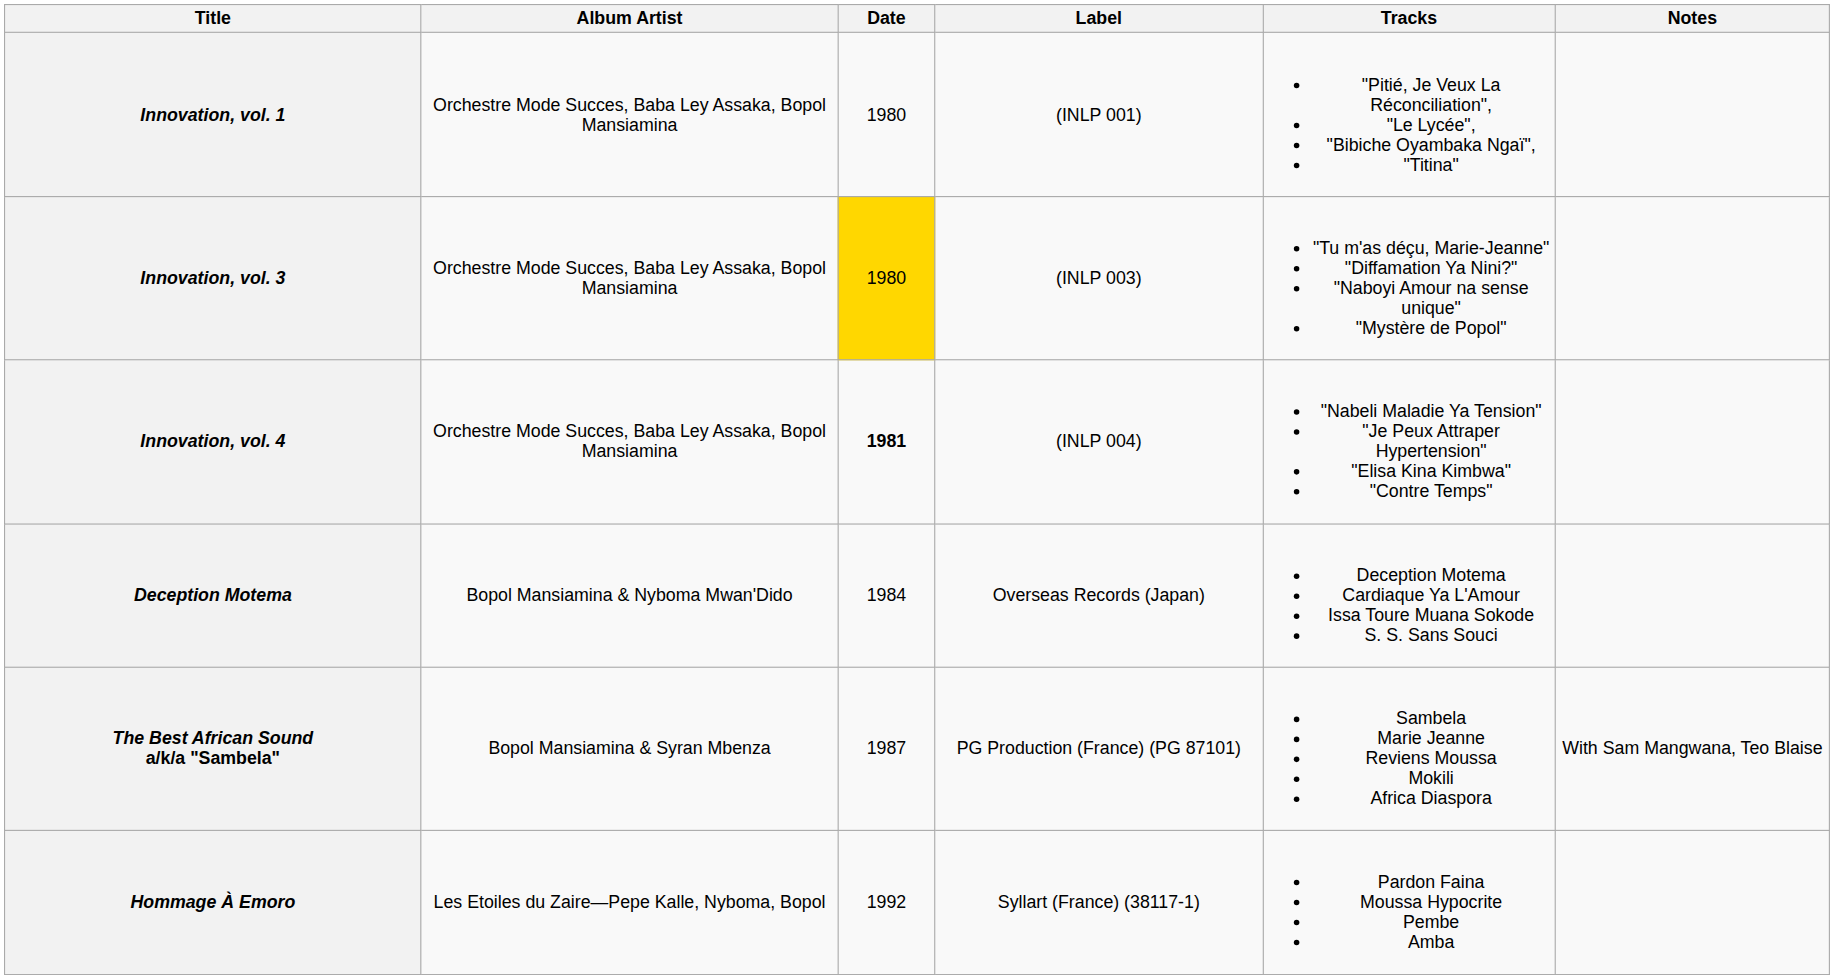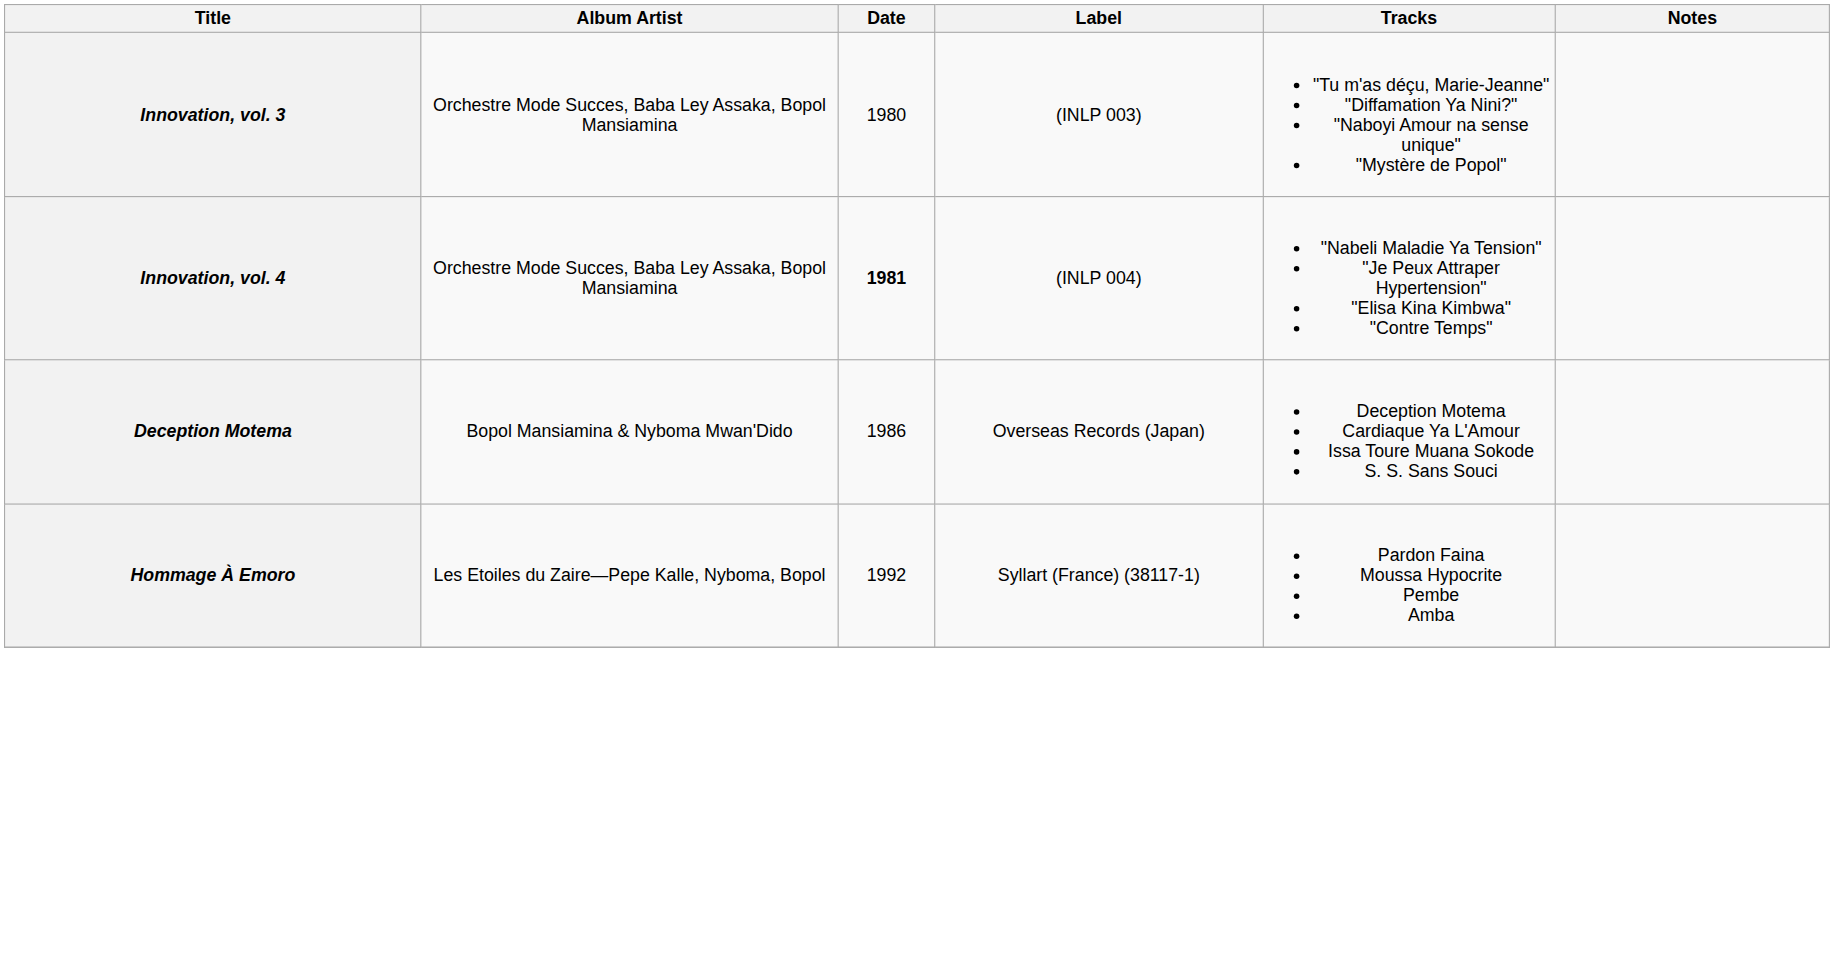- row: (213, 114)
(886, 278) gold background -> (886, 114) no background
(886, 595) 1984 -> (886, 431) 1986
- row: (213, 748)
